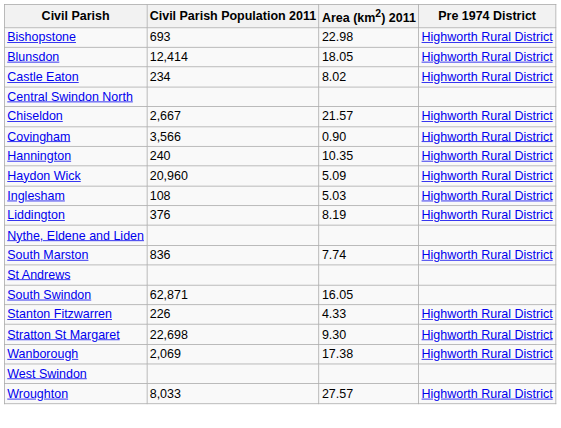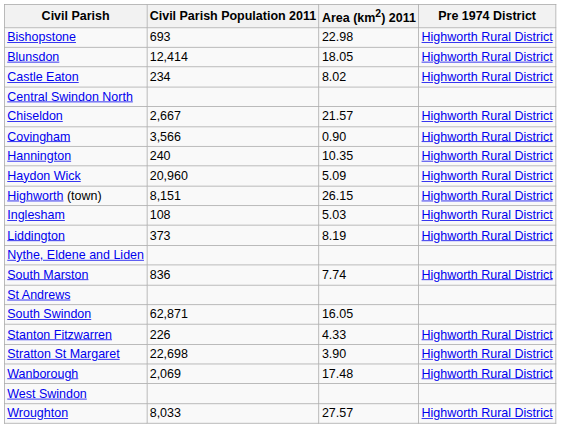+ row: (54, 195)
(160, 215) 376 -> (160, 235) 373
(334, 334) 9.30 -> (334, 354) 3.90
(338, 354) 17.38 -> (338, 374) 17.48
